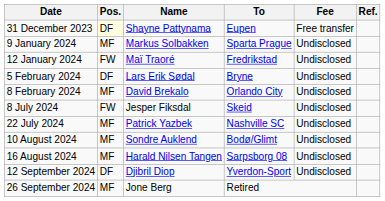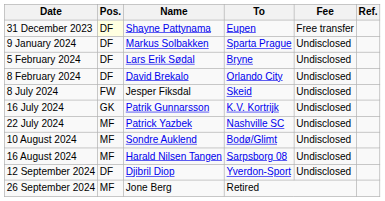(107, 44) MF -> (107, 44) DF
- row: (44, 60)
(107, 92) MF -> (107, 76) DF
+ row: (35, 108)
